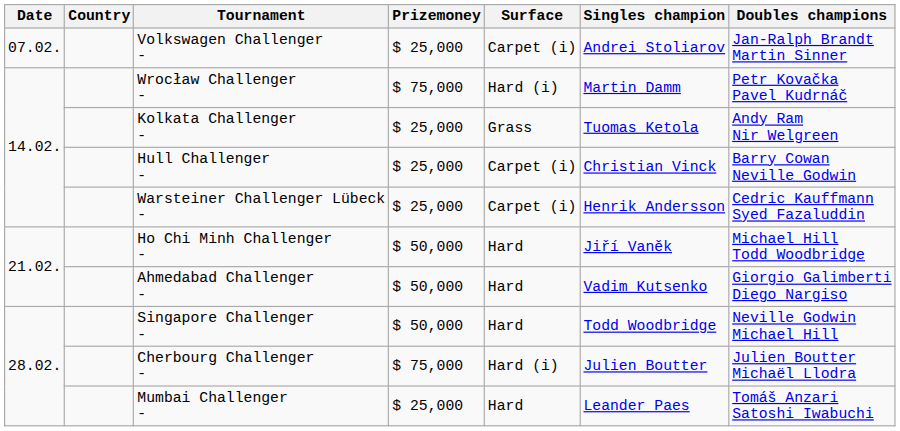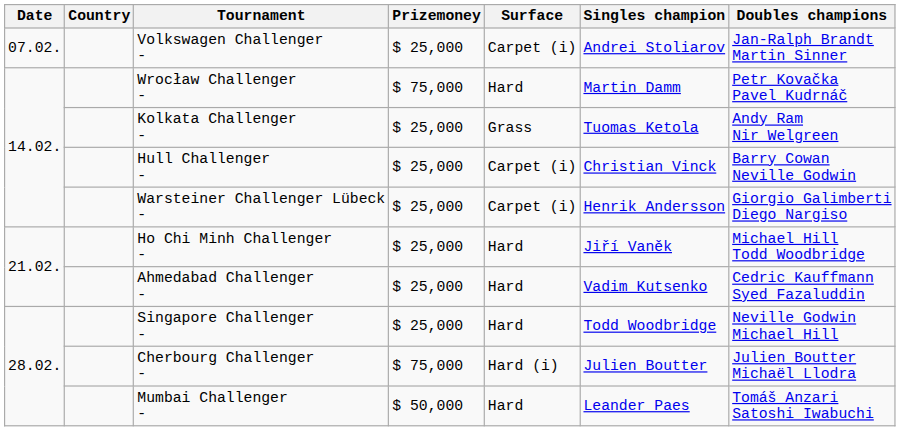(523, 87) Hard (i) -> (506, 87) Hard
(803, 207) Cedric Kauffmann Syed Fazaluddin -> (812, 207) Giorgio Galimberti Diego Nargiso
(428, 247) $ 50,000 -> (428, 247) $ 25,000
(428, 286) $ 50,000 -> (428, 286) $ 25,000
(812, 286) Giorgio Galimberti Diego Nargiso -> (803, 286) Cedric Kauffmann Syed Fazaluddin
(428, 326) $ 50,000 -> (428, 326) $ 25,000
(428, 406) $ 25,000 -> (428, 406) $ 50,000
